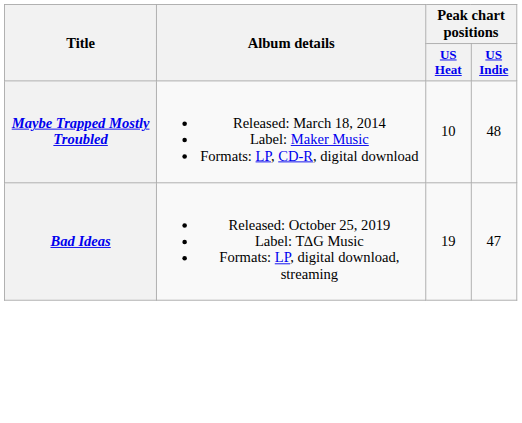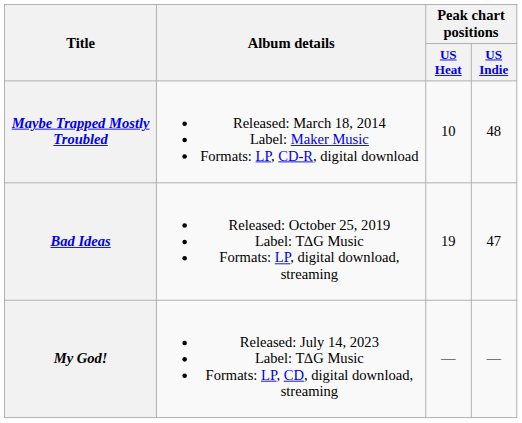+ row: (81, 359)
